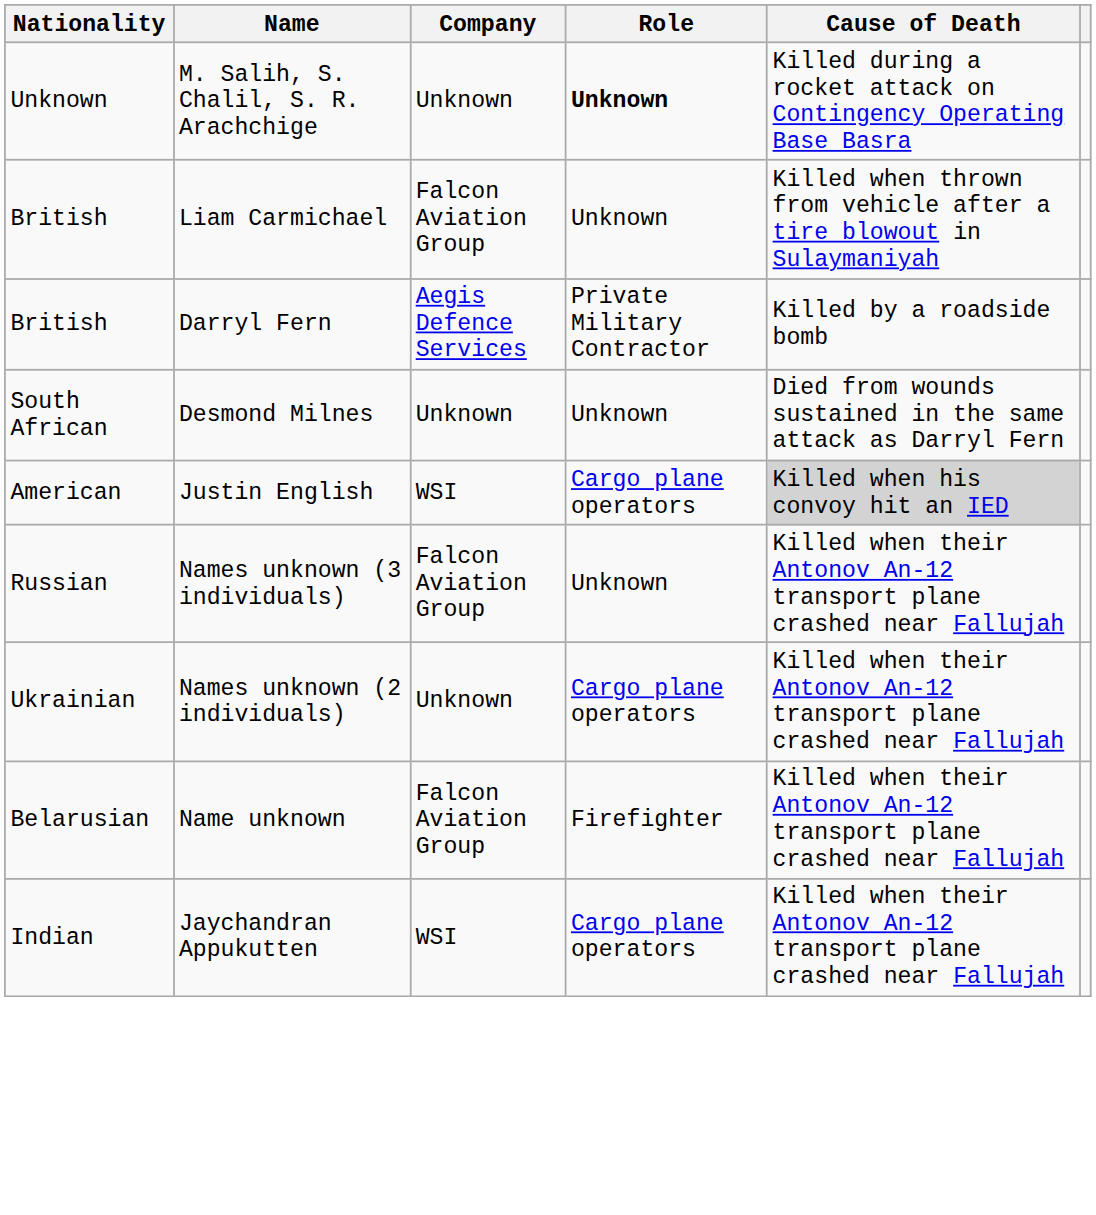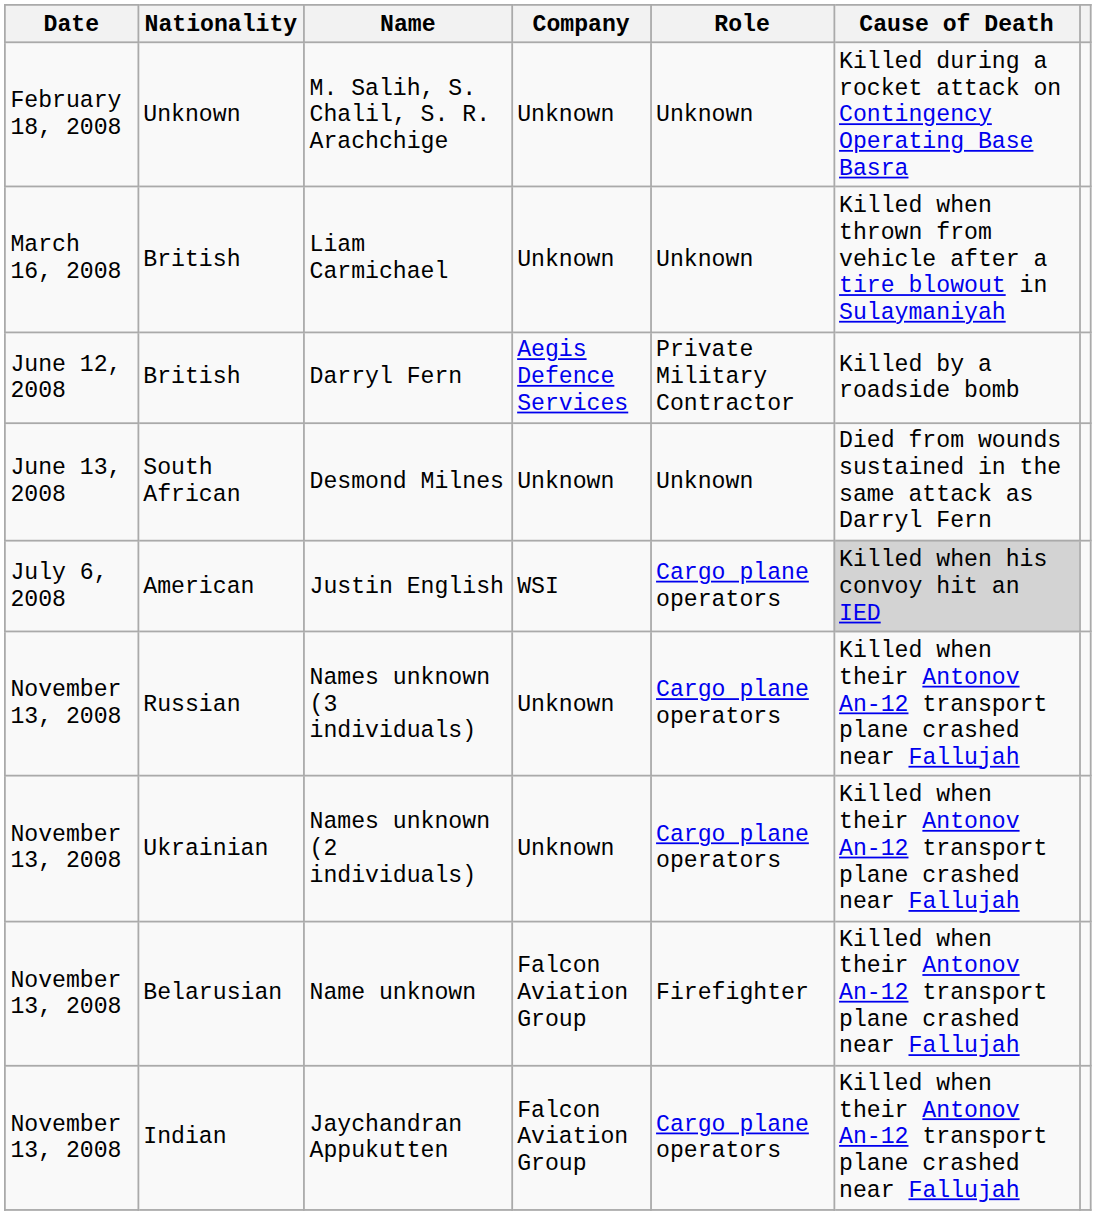+ column: (71, 24)
(620, 102) bold -> (705, 115) normal
(471, 219) Falcon Aviation Group -> (566, 259) Unknown
(471, 584) Falcon Aviation Group -> (566, 704) Unknown
(620, 584) Unknown -> (732, 704) Cargo plane operators
(437, 937) WSI -> (573, 1137) Falcon Aviation Group
